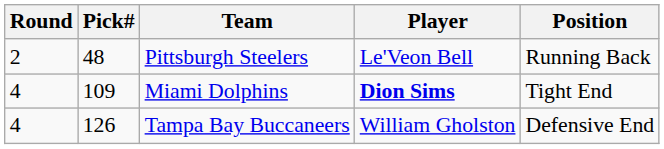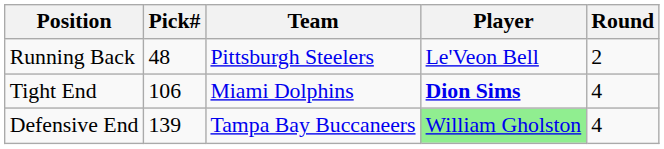columns swapped: (41, 21) <-> (590, 21)
(99, 90) 109 -> (165, 90) 106
(99, 125) 126 -> (165, 125) 139
(438, 125) no background -> (503, 125) lightgreen background
